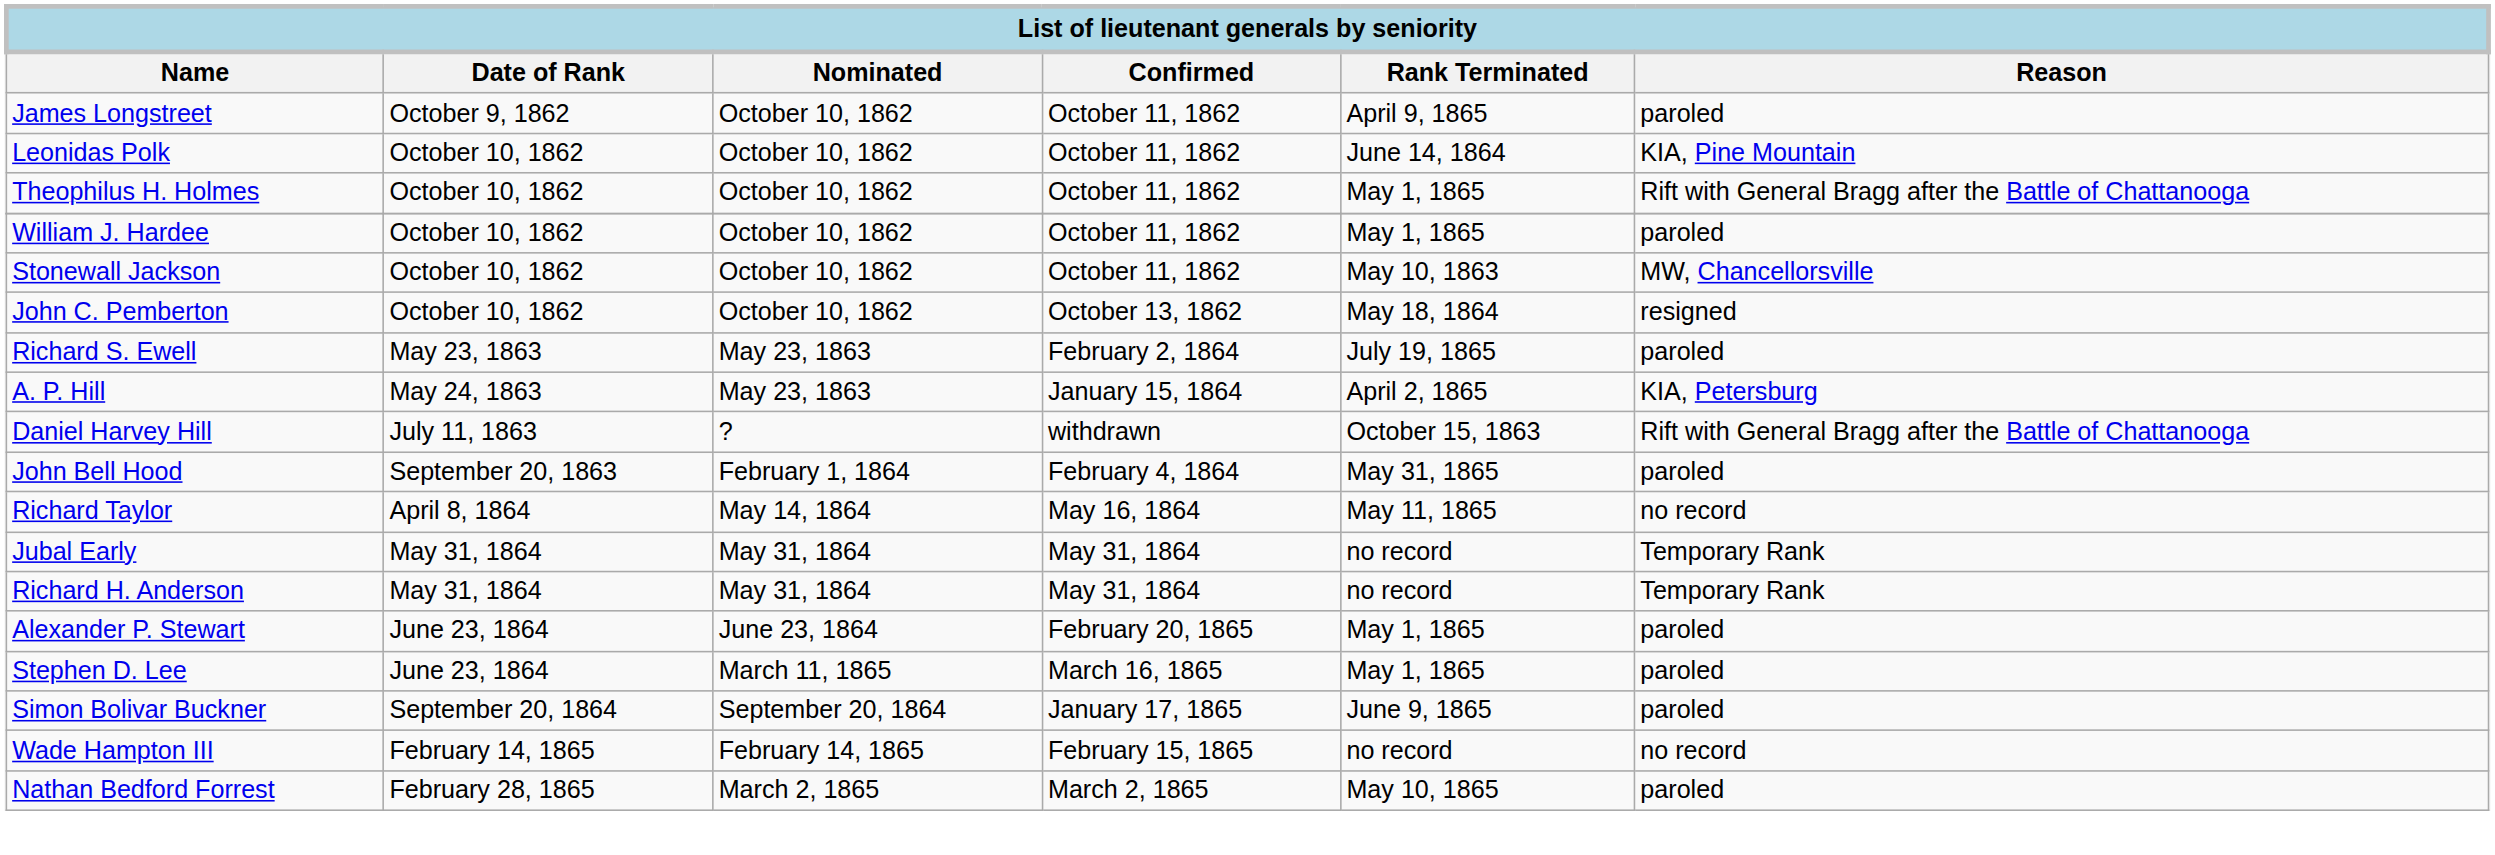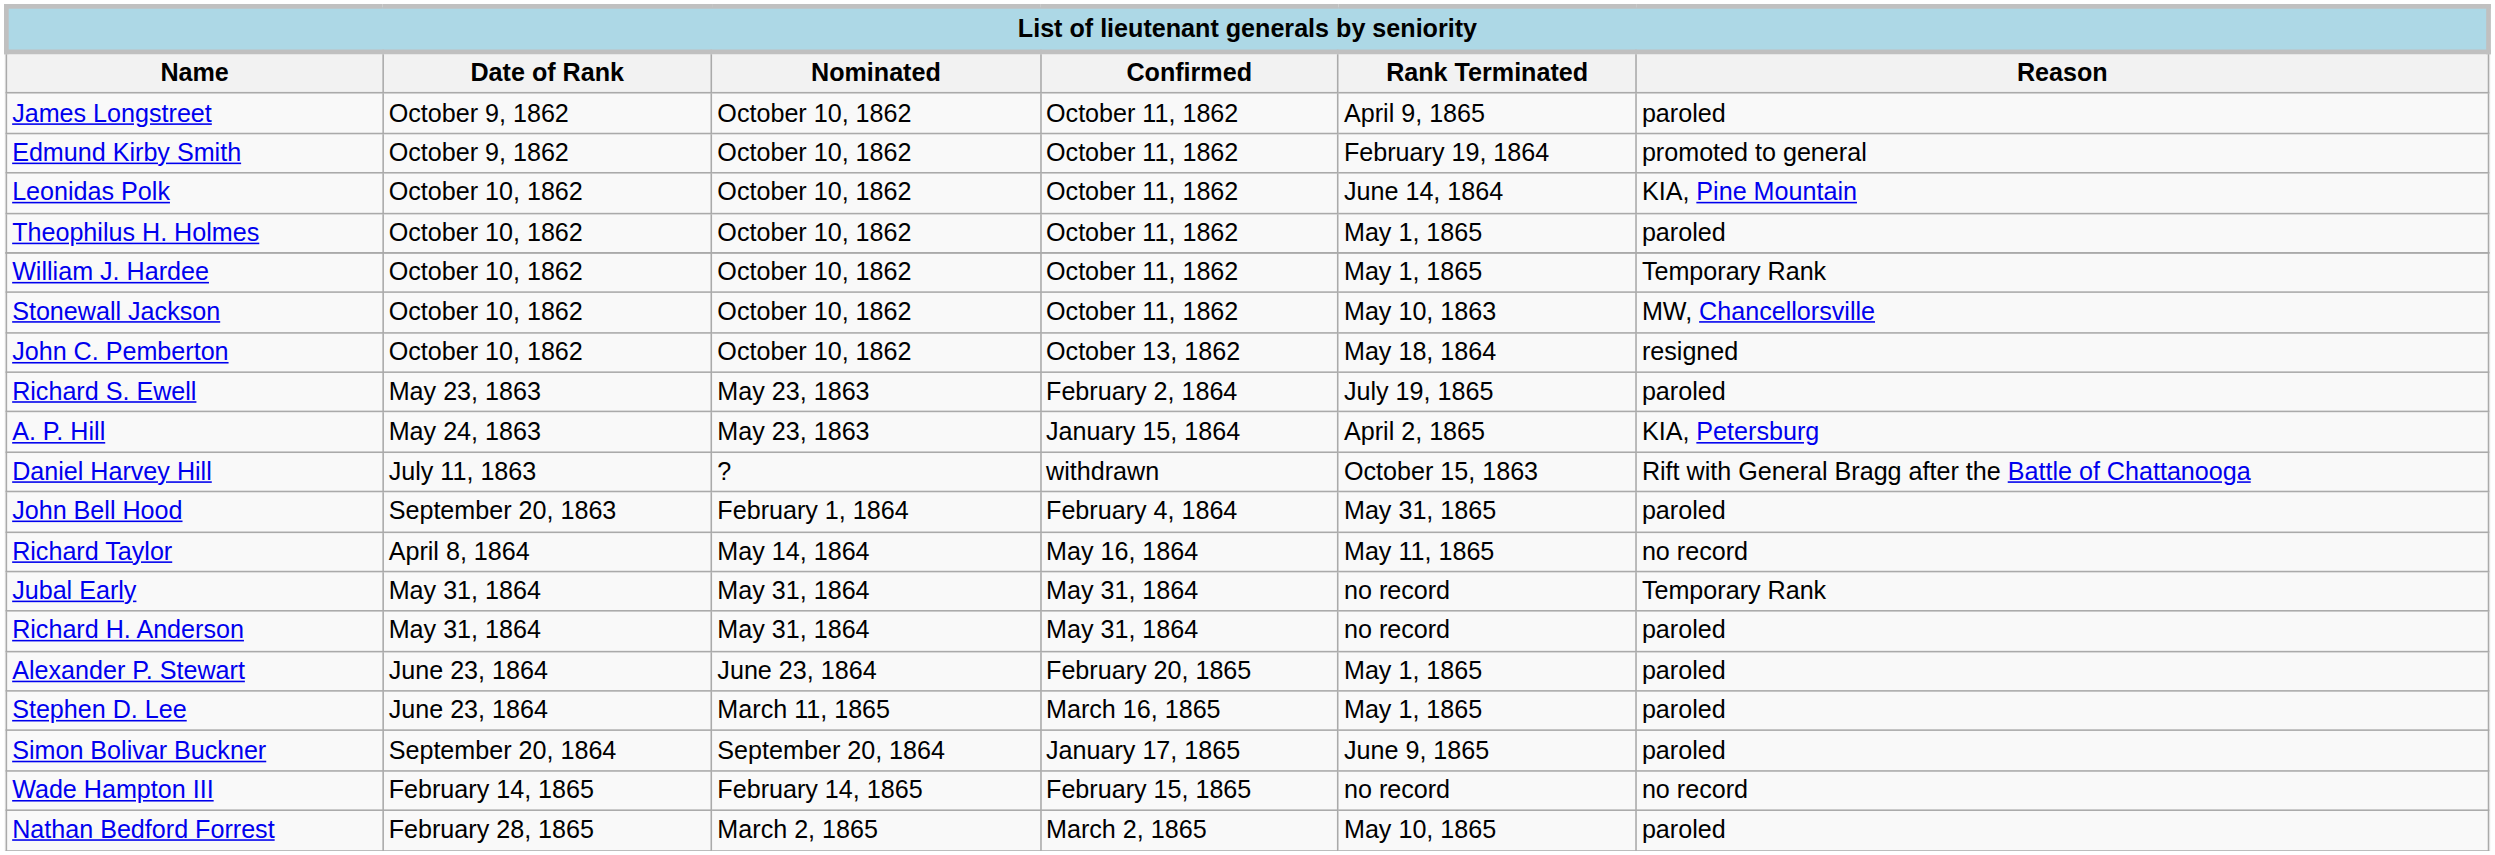+ row: (127, 152)
(1945, 192) Rift with General Bragg after the Battle of Chattanooga -> (1684, 232) paroled
(1682, 232) paroled -> (1734, 272) Temporary Rank
(1732, 590) Temporary Rank -> (1684, 630) paroled
